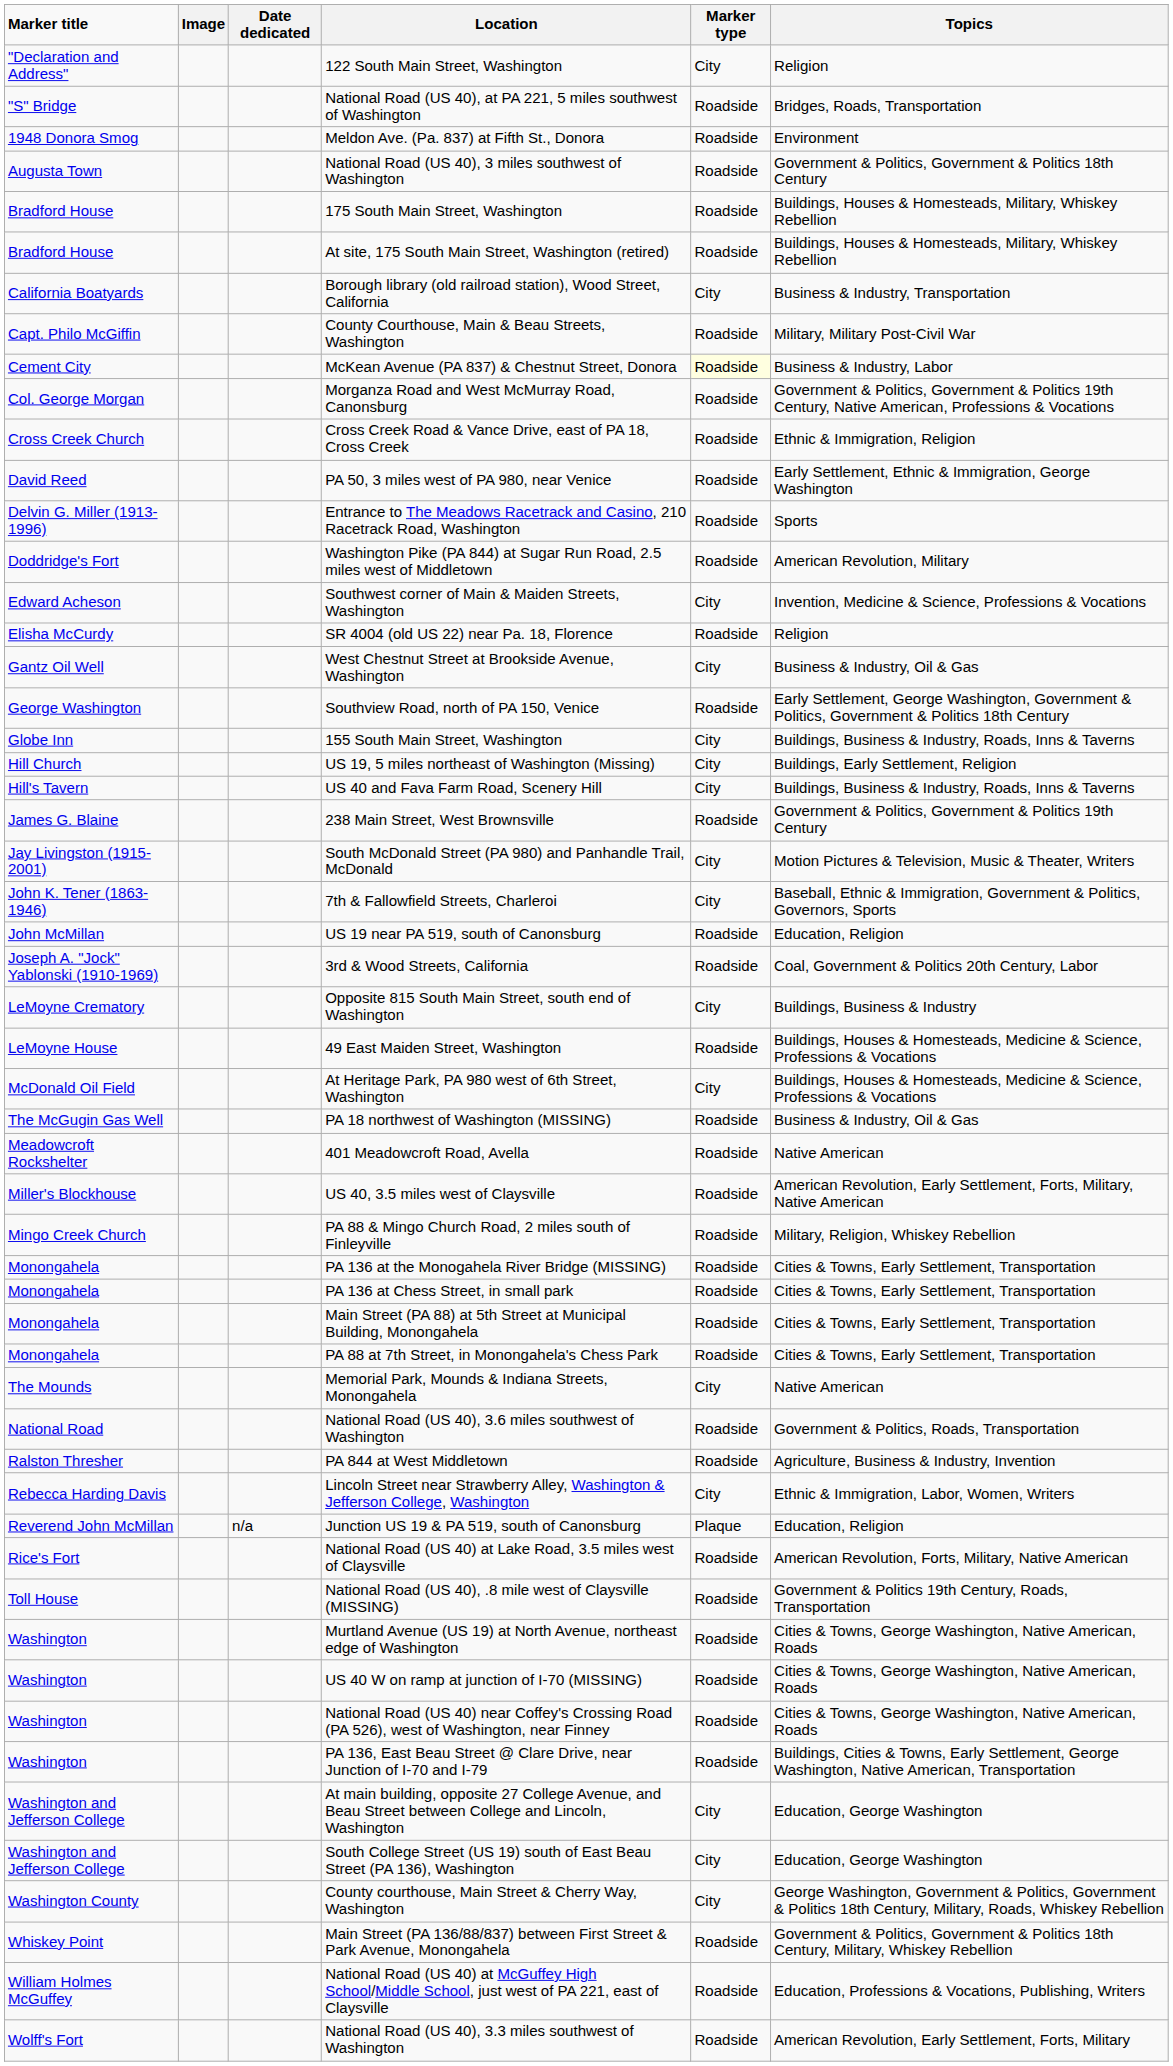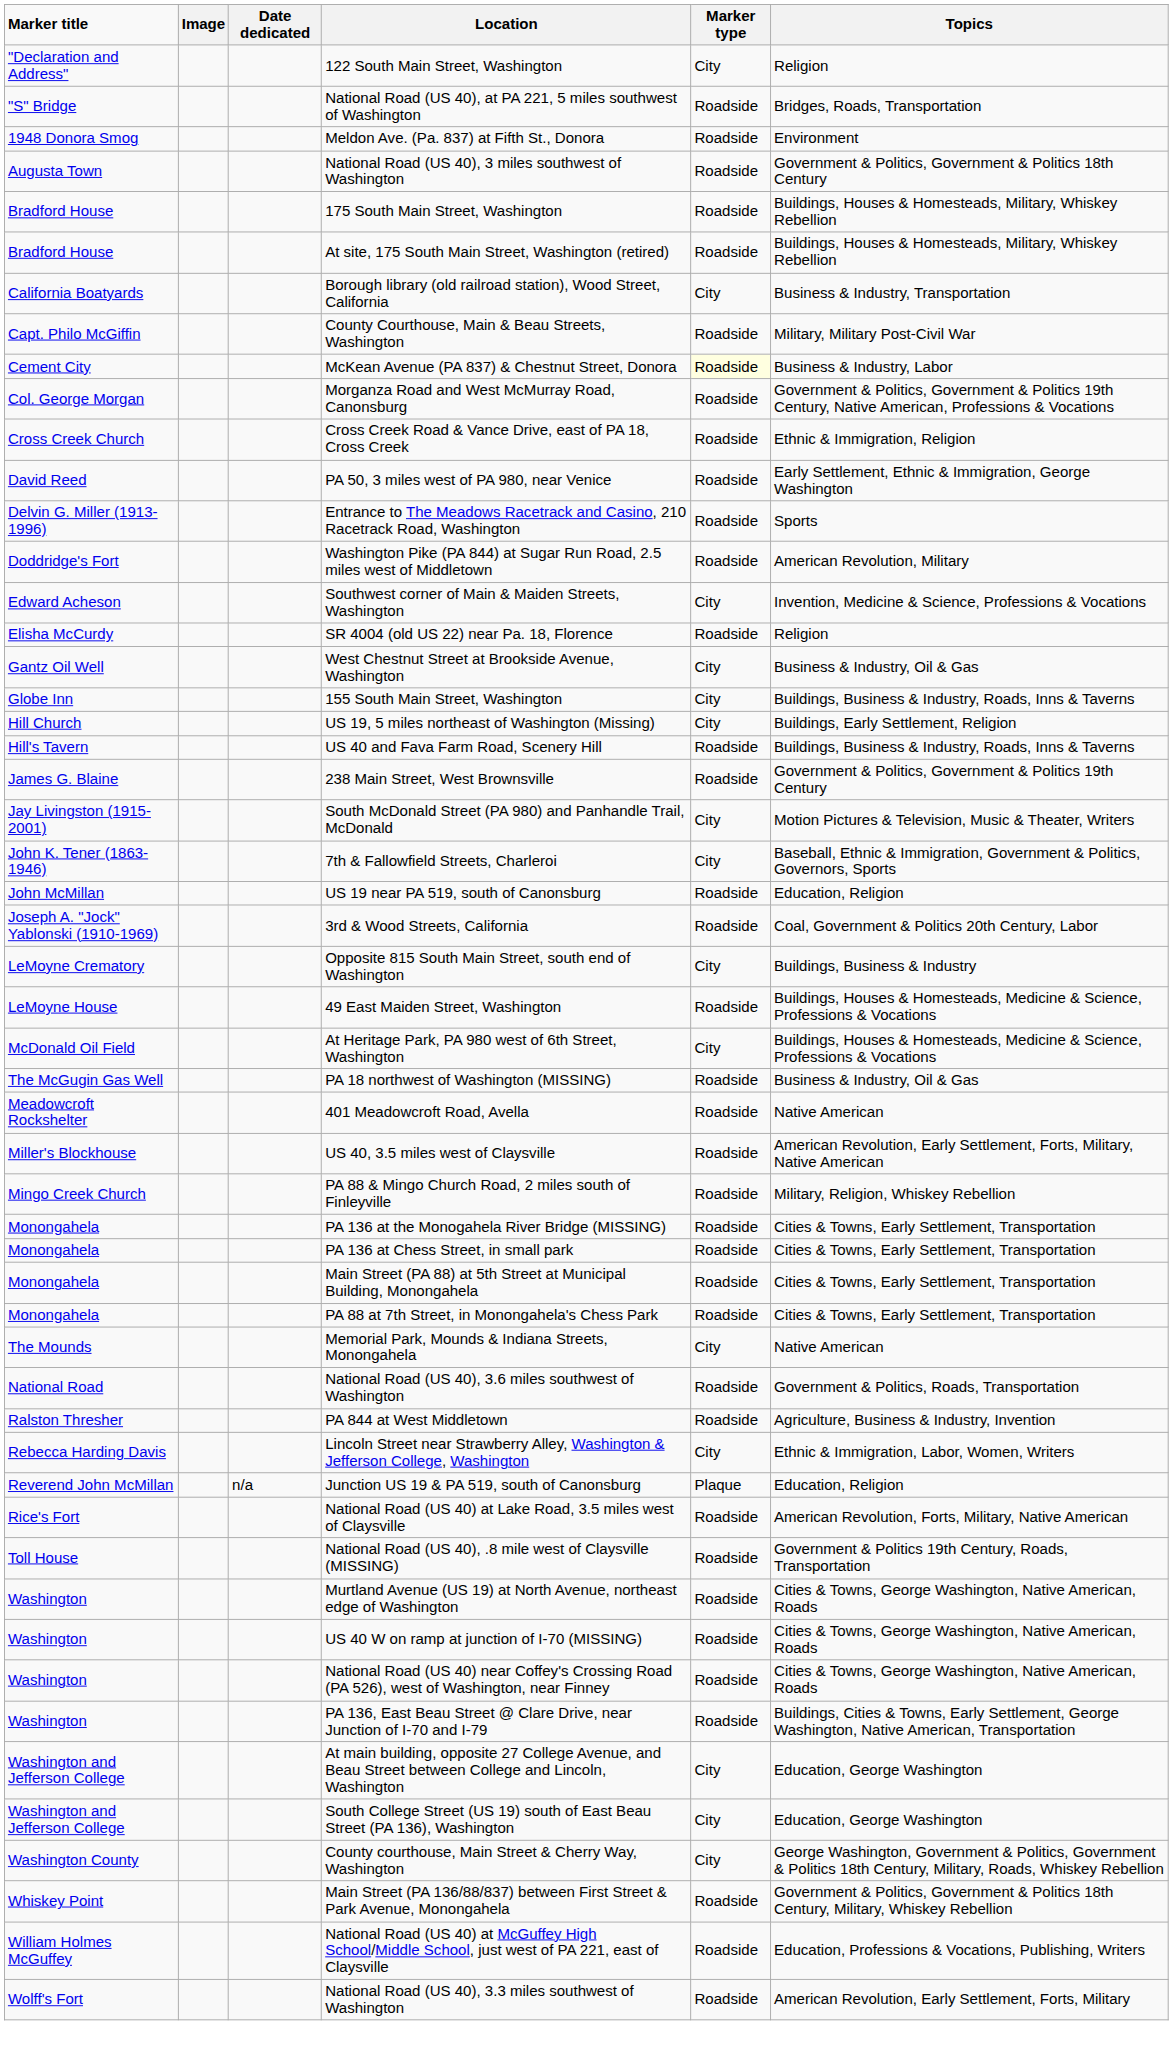- row: (462, 708)
(707, 788) City -> (726, 747) Roadside
